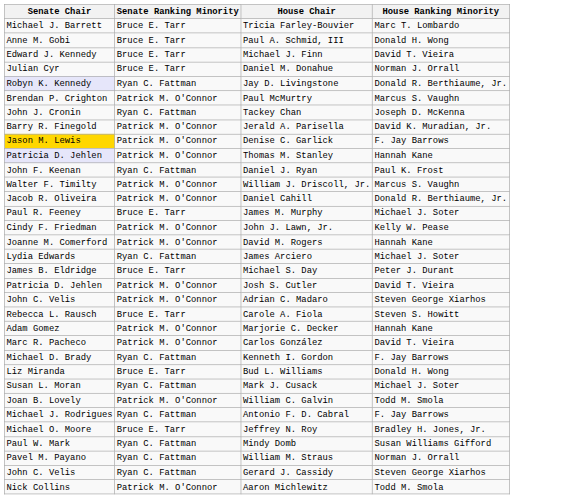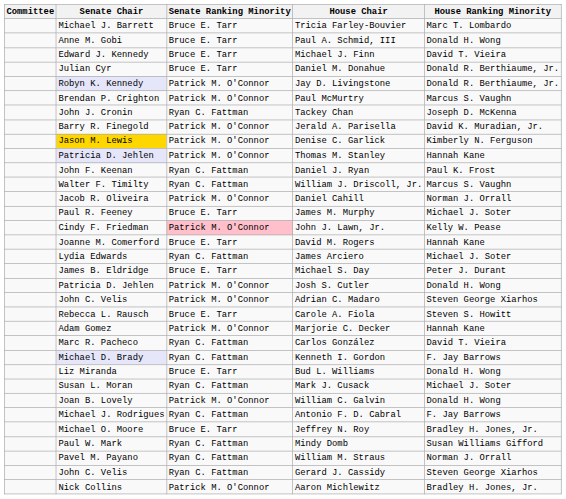+ column: (30, 12)
(417, 69) Norman J. Orrall -> (493, 69) Donald R. Berthiaume, Jr.
(157, 84) Ryan C. Fattman -> (219, 84) Patrick M. O'Connor
(412, 141) F. Jay Barrows -> (480, 141) Kimberly N. Ferguson
(167, 184) Patrick M. O'Connor -> (208, 184) Ryan C. Fattman
(441, 199) Donald R. Berthiaume, Jr. -> (469, 199) Norman J. Orrall
(167, 228) no background -> (219, 228) pink background
(167, 242) Patrick M. O'Connor -> (203, 242) Bruce E. Tarr
(414, 285) David T. Vieira -> (464, 285) Donald H. Wong
(167, 343) Patrick M. O'Connor -> (208, 343) Ryan C. Fattman
(49, 357) no background -> (101, 357) lavender background
(409, 401) Todd M. Smola -> (464, 401) Donald H. Wong
(409, 487) Todd M. Smola -> (482, 487) Bradley H. Jones, Jr.
